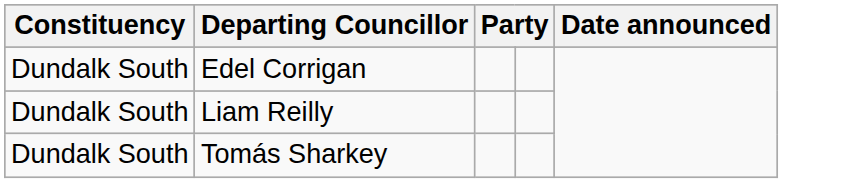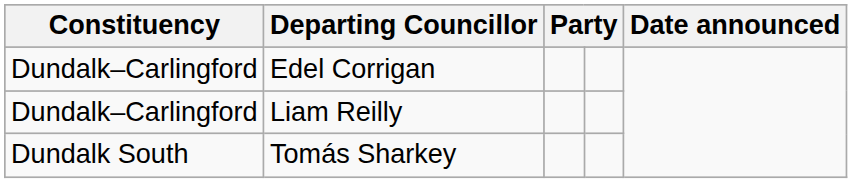(100, 68) Dundalk South -> (134, 68) Dundalk–Carlingford
(100, 111) Dundalk South -> (134, 111) Dundalk–Carlingford
